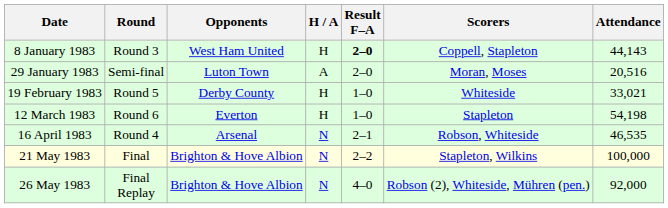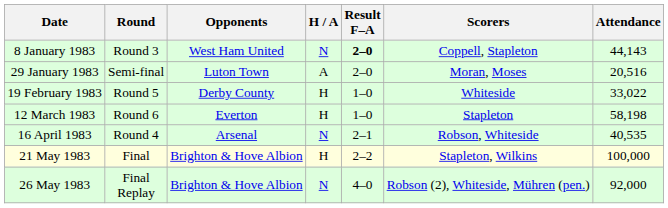(324, 51) H -> (324, 51) N
(628, 93) 33,021 -> (628, 93) 33,022
(628, 114) 54,198 -> (628, 114) 58,198
(628, 135) 46,535 -> (628, 135) 40,535
(324, 156) N -> (324, 156) H
